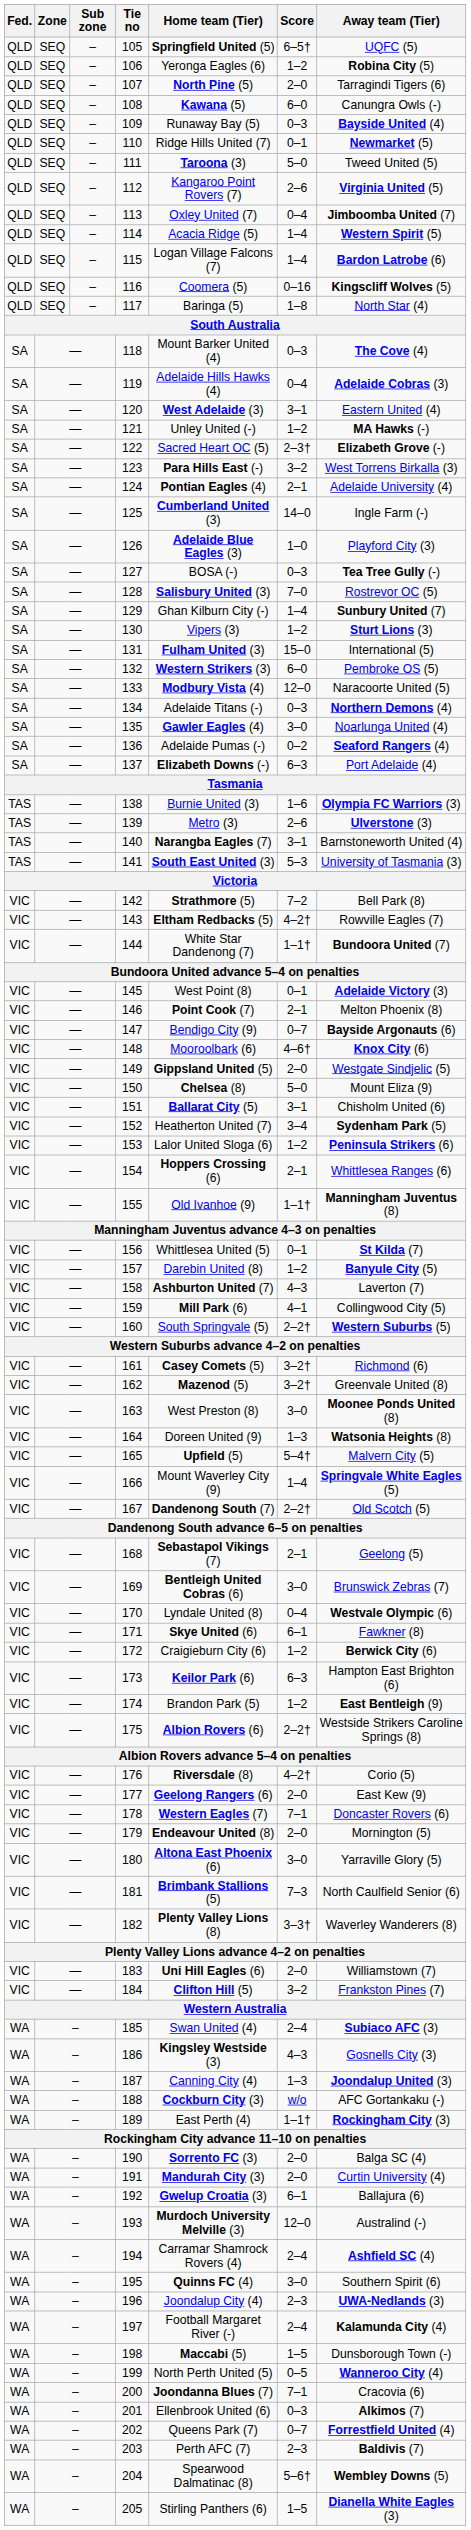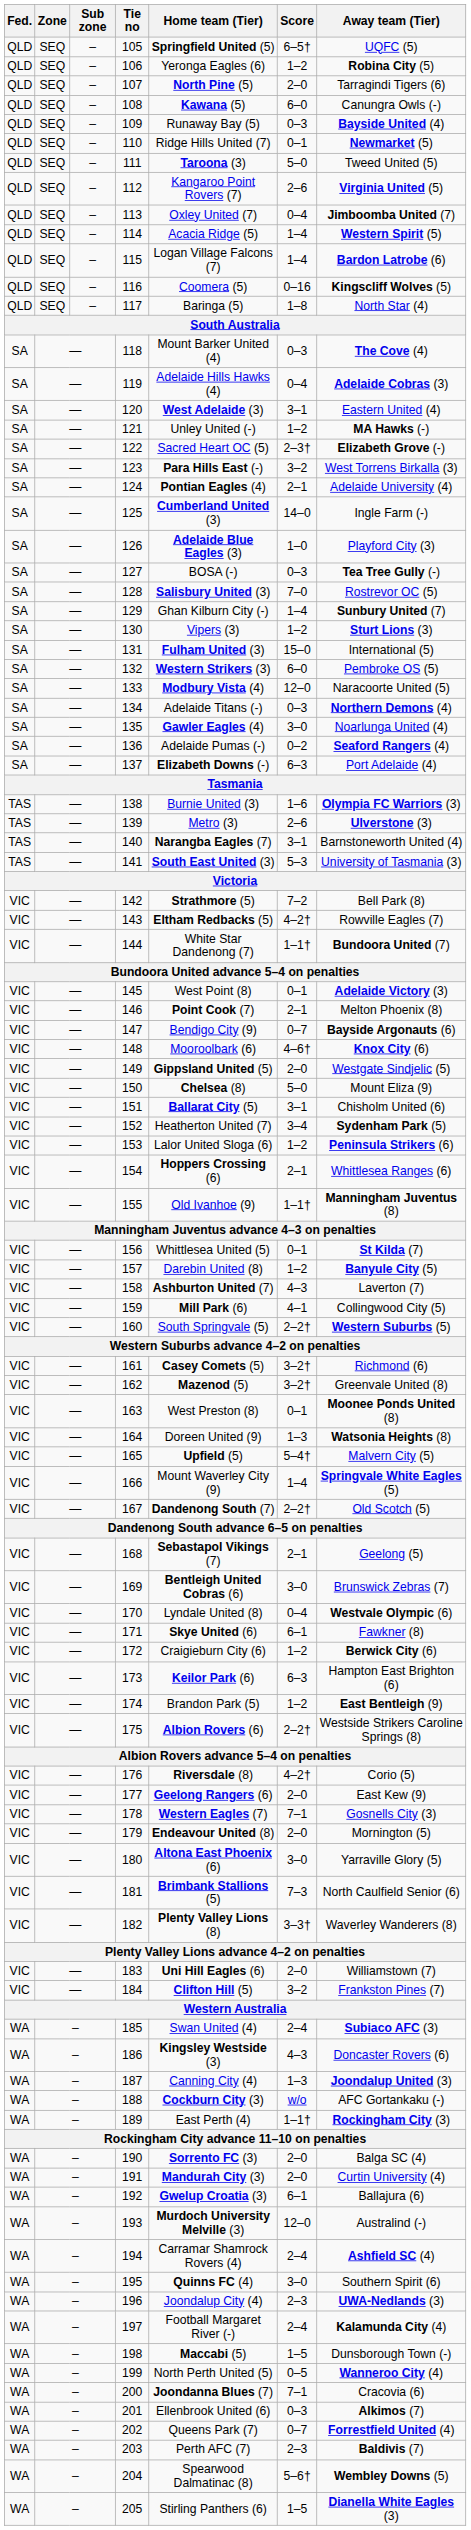(297, 1411) 3–0 -> (297, 1411) 0–1
(391, 1814) Doncaster Rovers (6) -> (391, 1814) Gosnells City (3)
(391, 2055) Gosnells City (3) -> (391, 2055) Doncaster Rovers (6)
